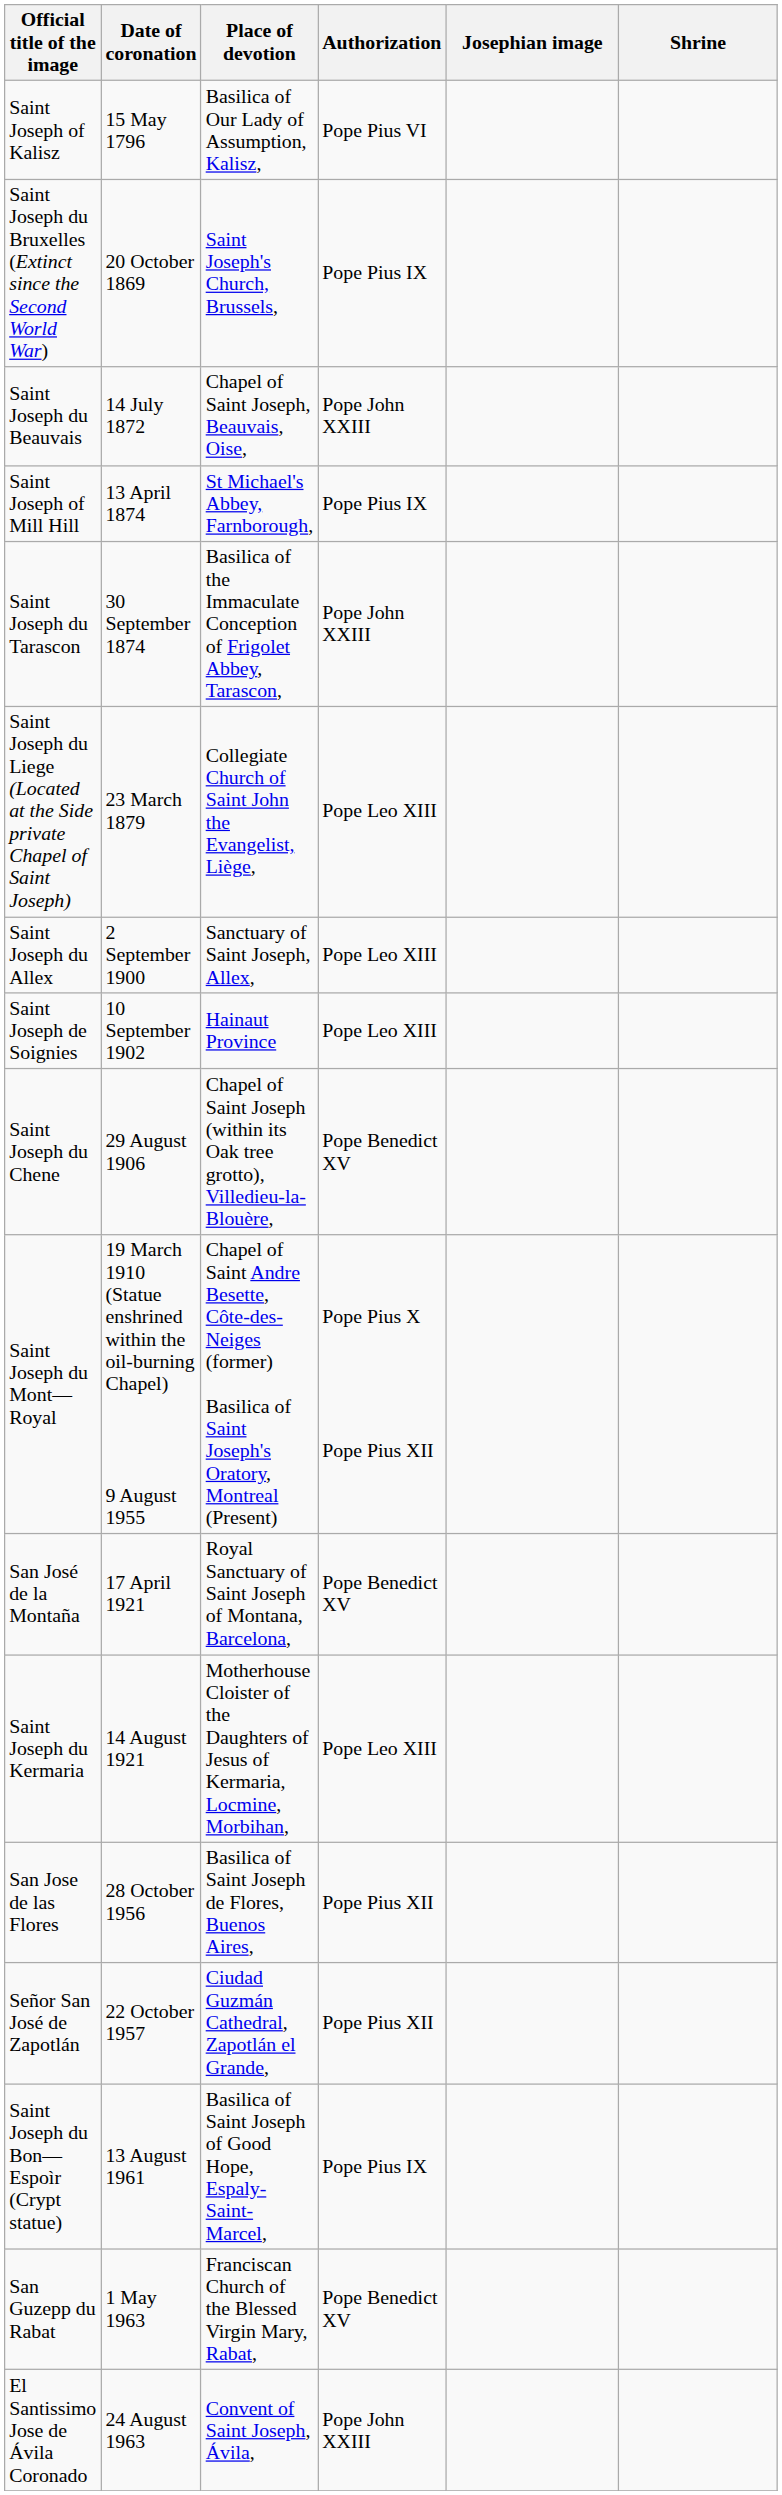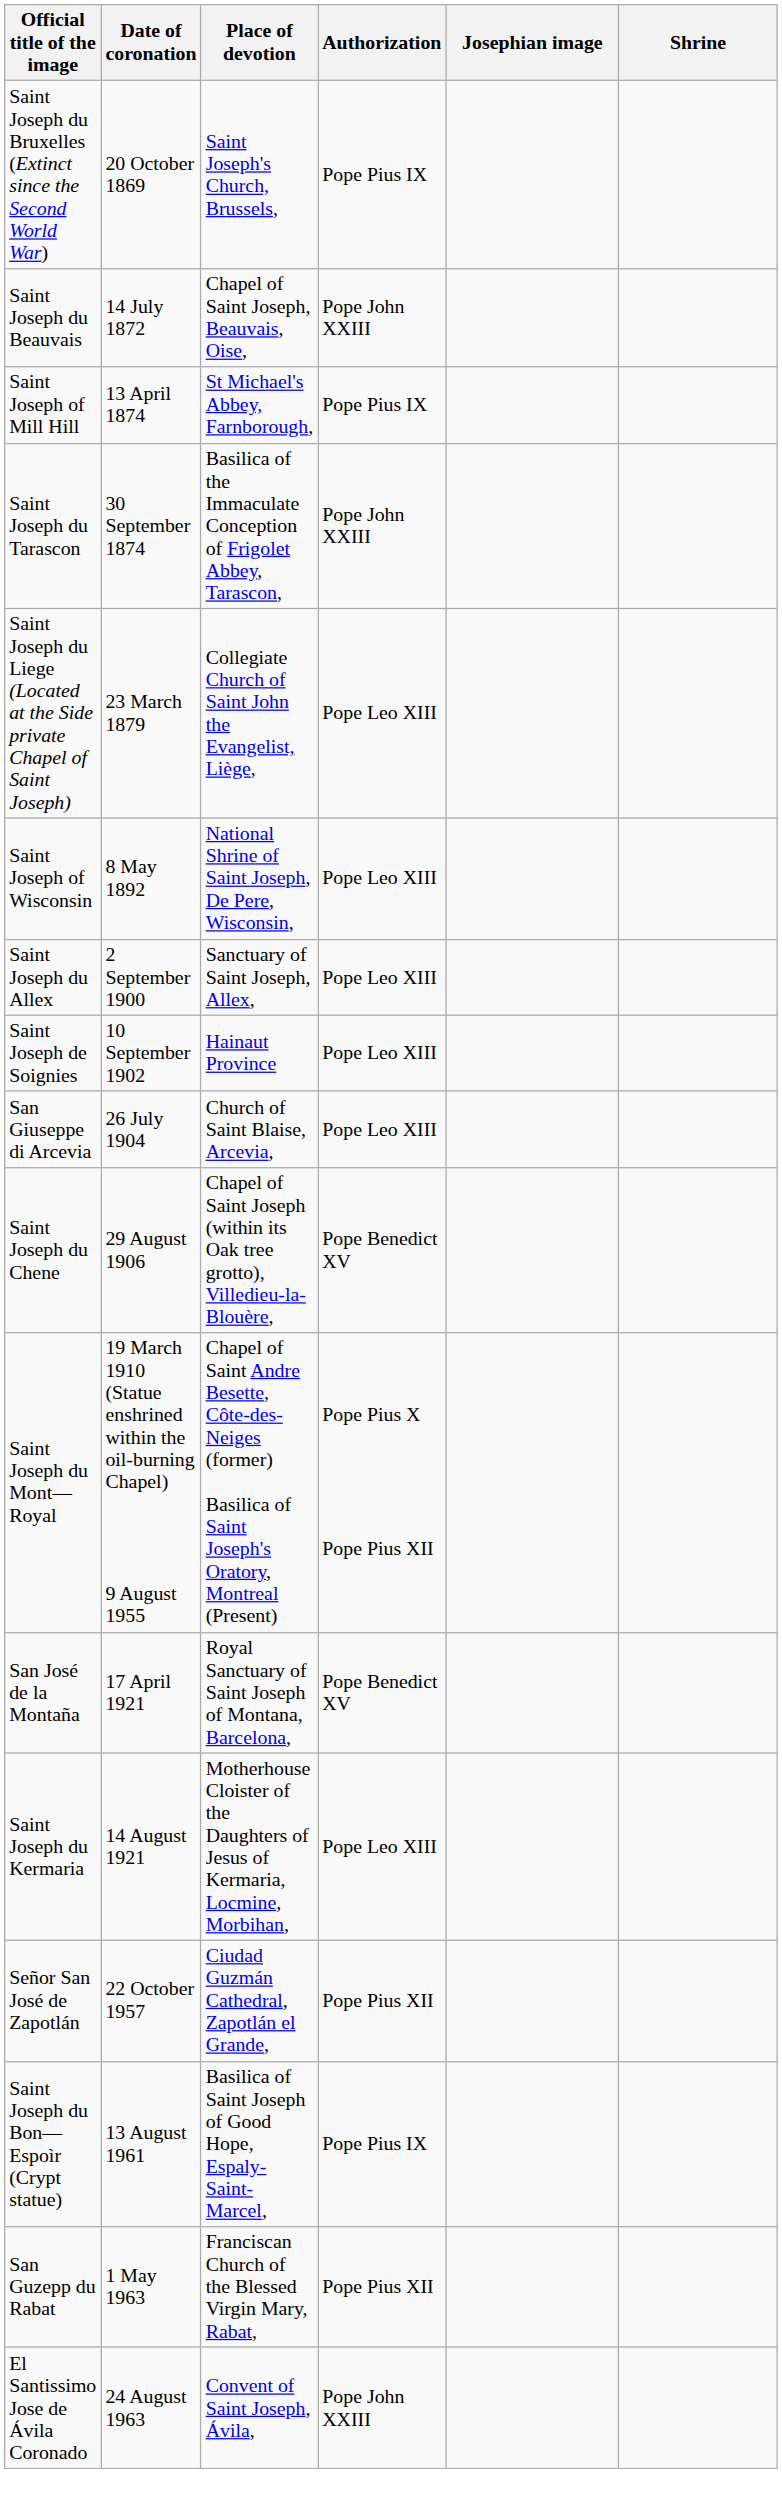- row: (47, 129)
+ row: (51, 878)
+ row: (50, 1129)
- row: (44, 1902)
(380, 2309) Pope Benedict XV -> (378, 2286) Pope Pius XII
